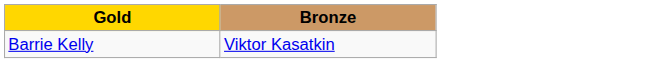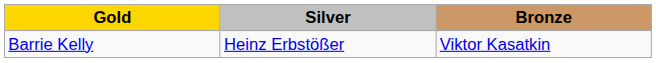+ column: (328, 17)
